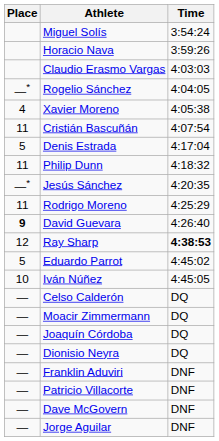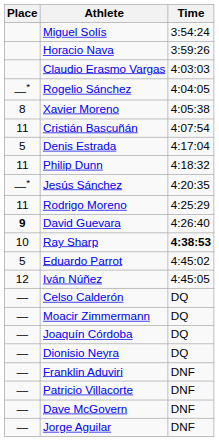(22, 109) 4 -> (22, 109) 8
(22, 242) 12 -> (22, 242) 10
(22, 279) 10 -> (22, 279) 12
